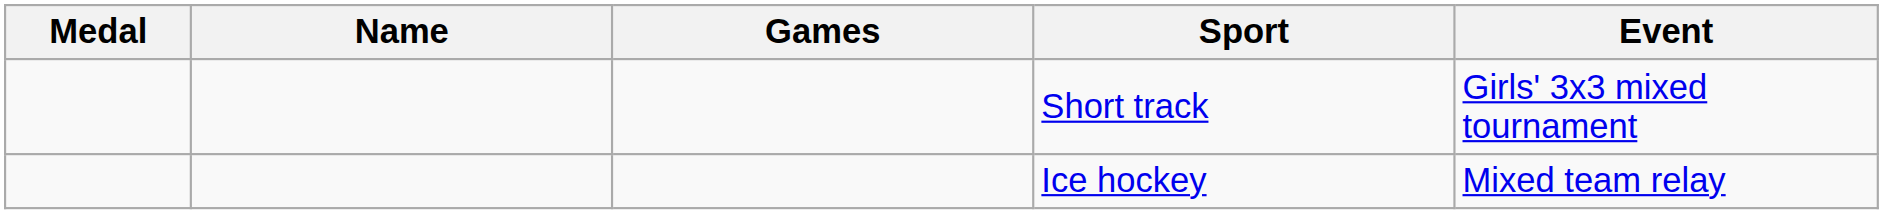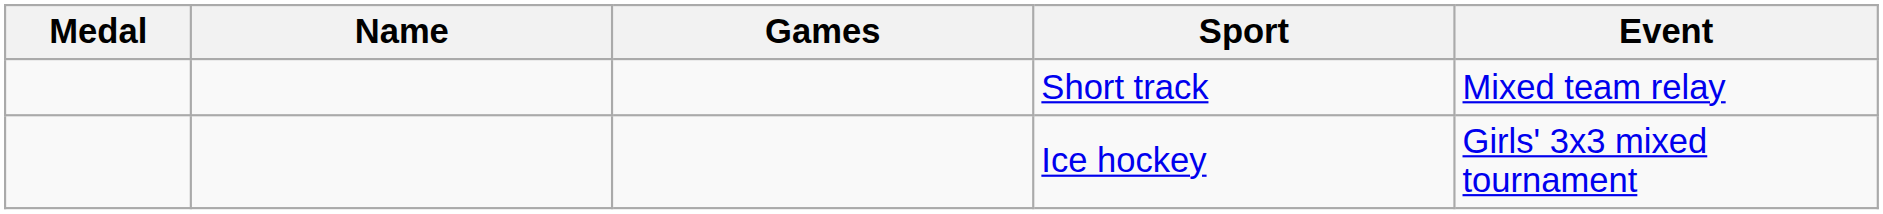(1585, 106) Girls' 3x3 mixed tournament -> (1594, 86) Mixed team relay
(1594, 180) Mixed team relay -> (1585, 160) Girls' 3x3 mixed tournament
